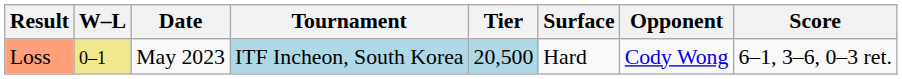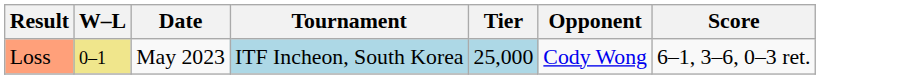- column: (579, 21)
(503, 56) 20,500 -> (503, 56) 25,000
